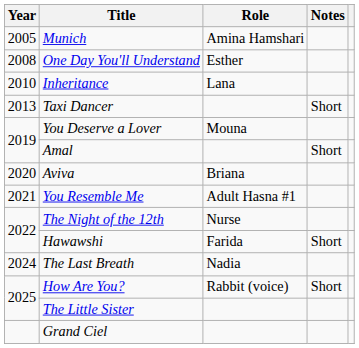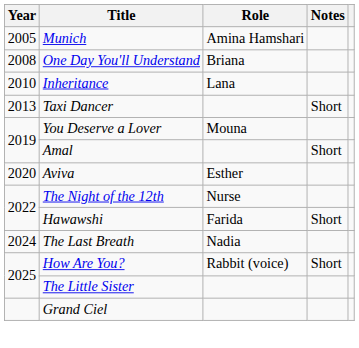(225, 60) Esther -> (225, 60) Briana
(225, 173) Briana -> (225, 173) Esther
- row: (93, 196)
